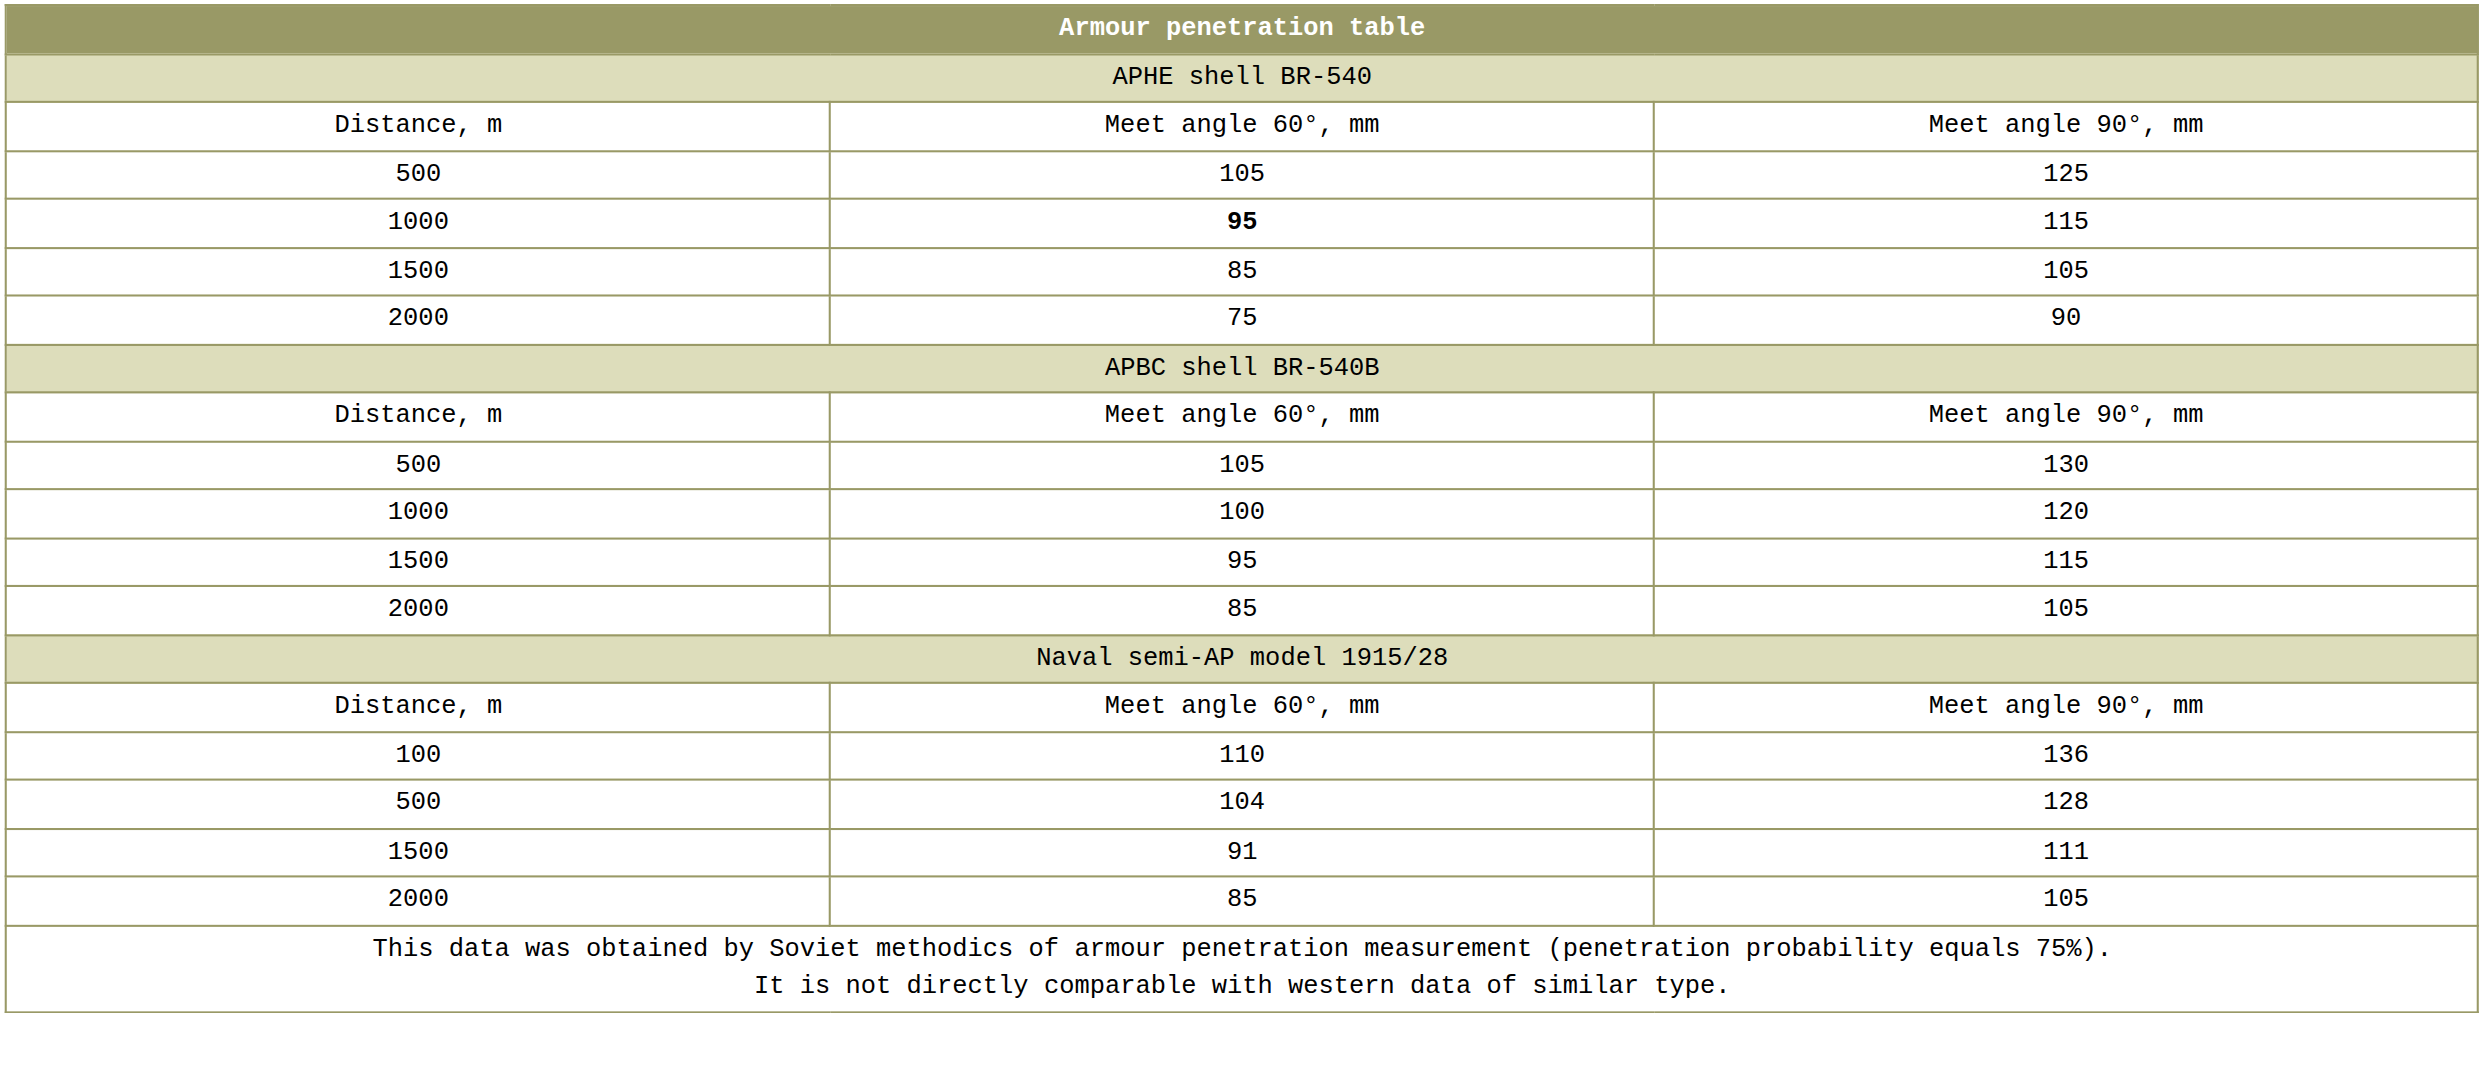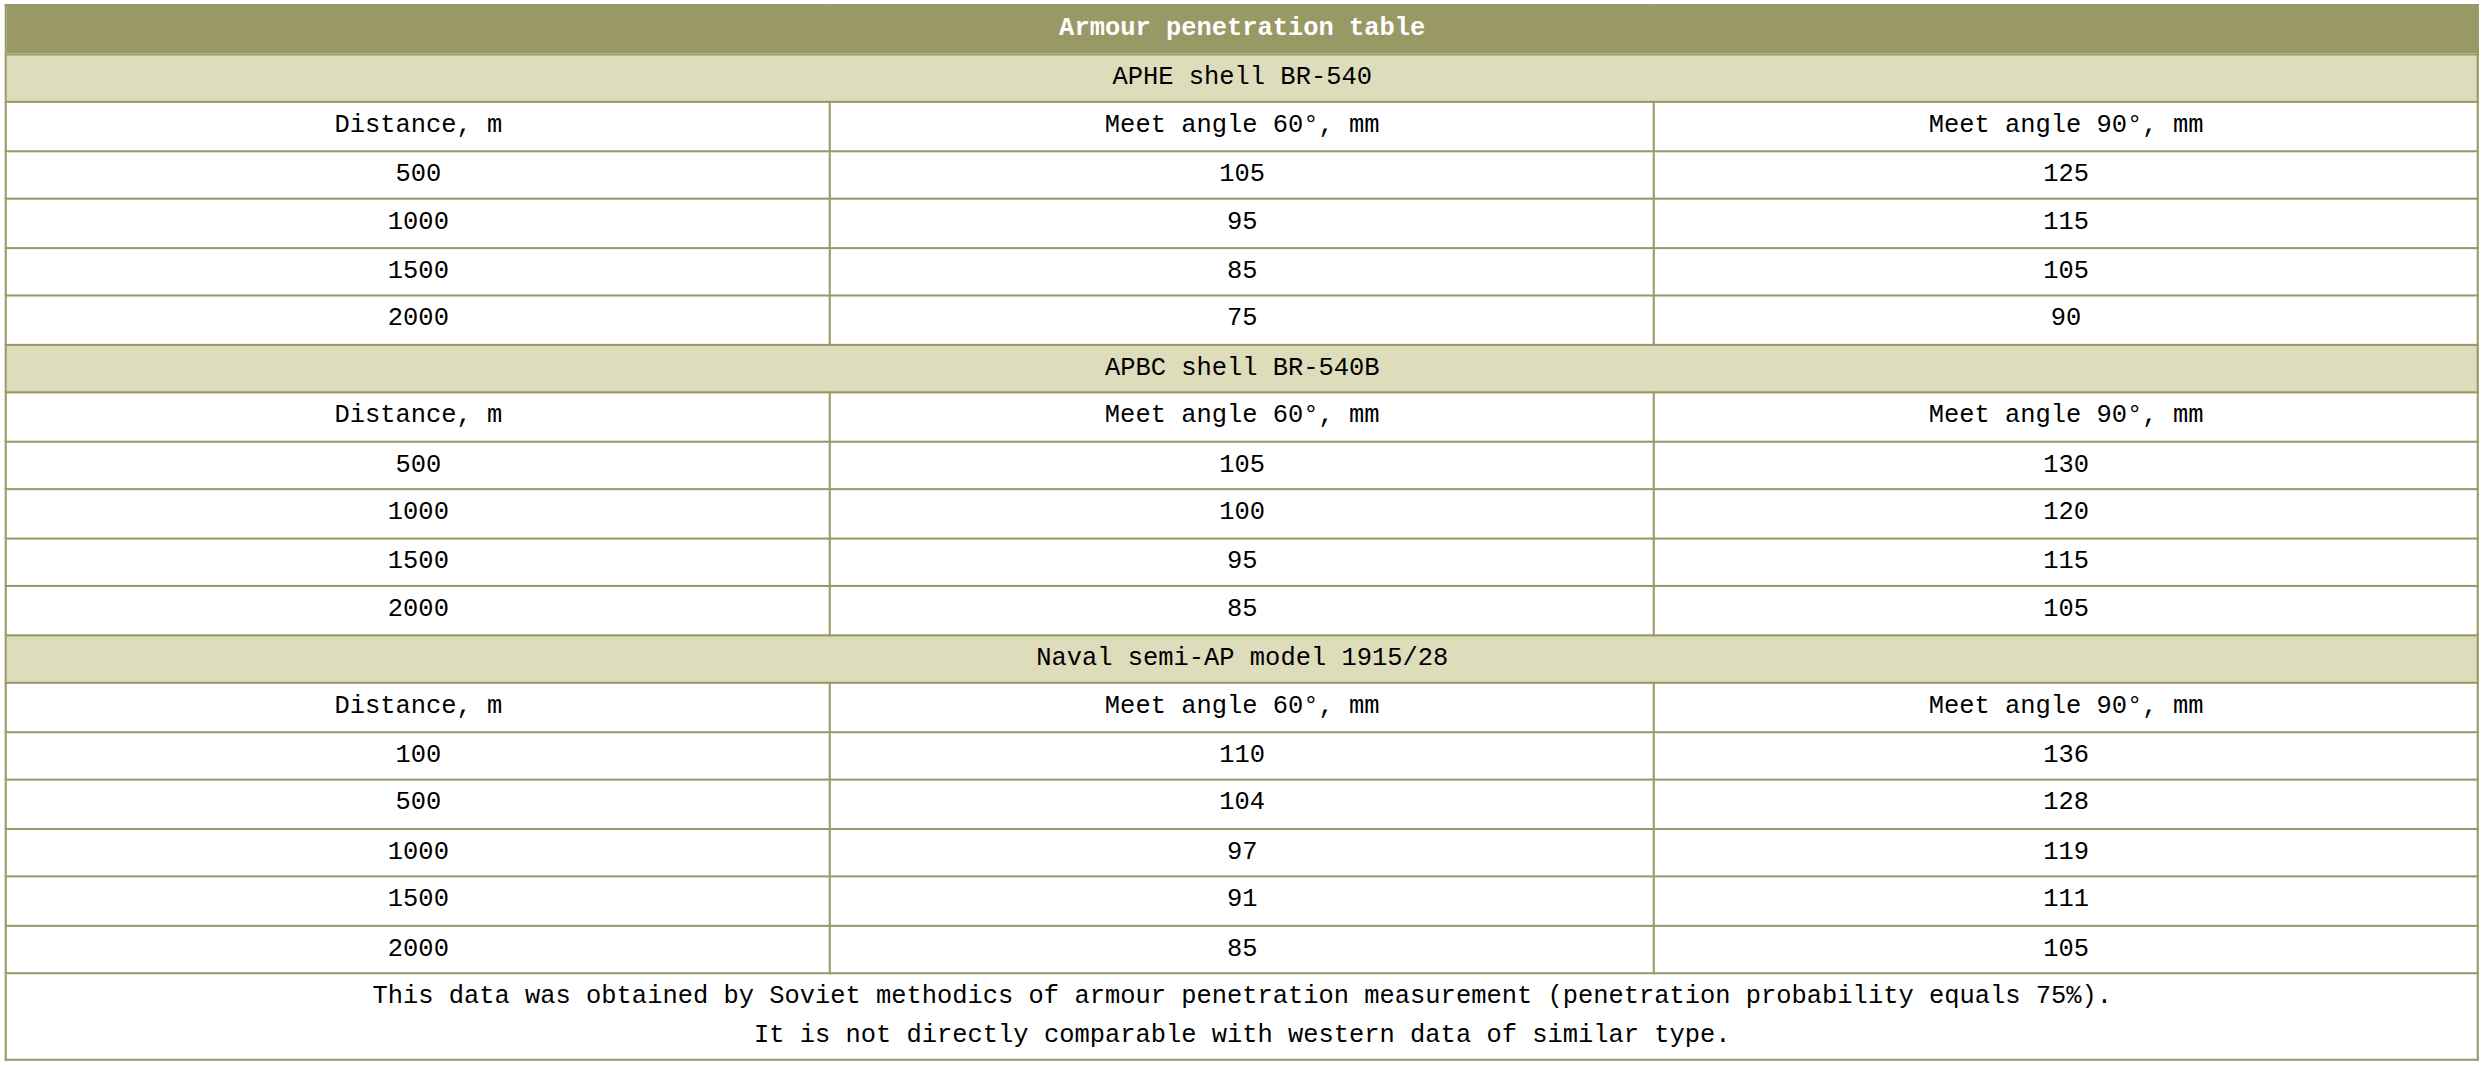(1242, 222) bold -> (1242, 222) normal
+ row: (418, 852)
